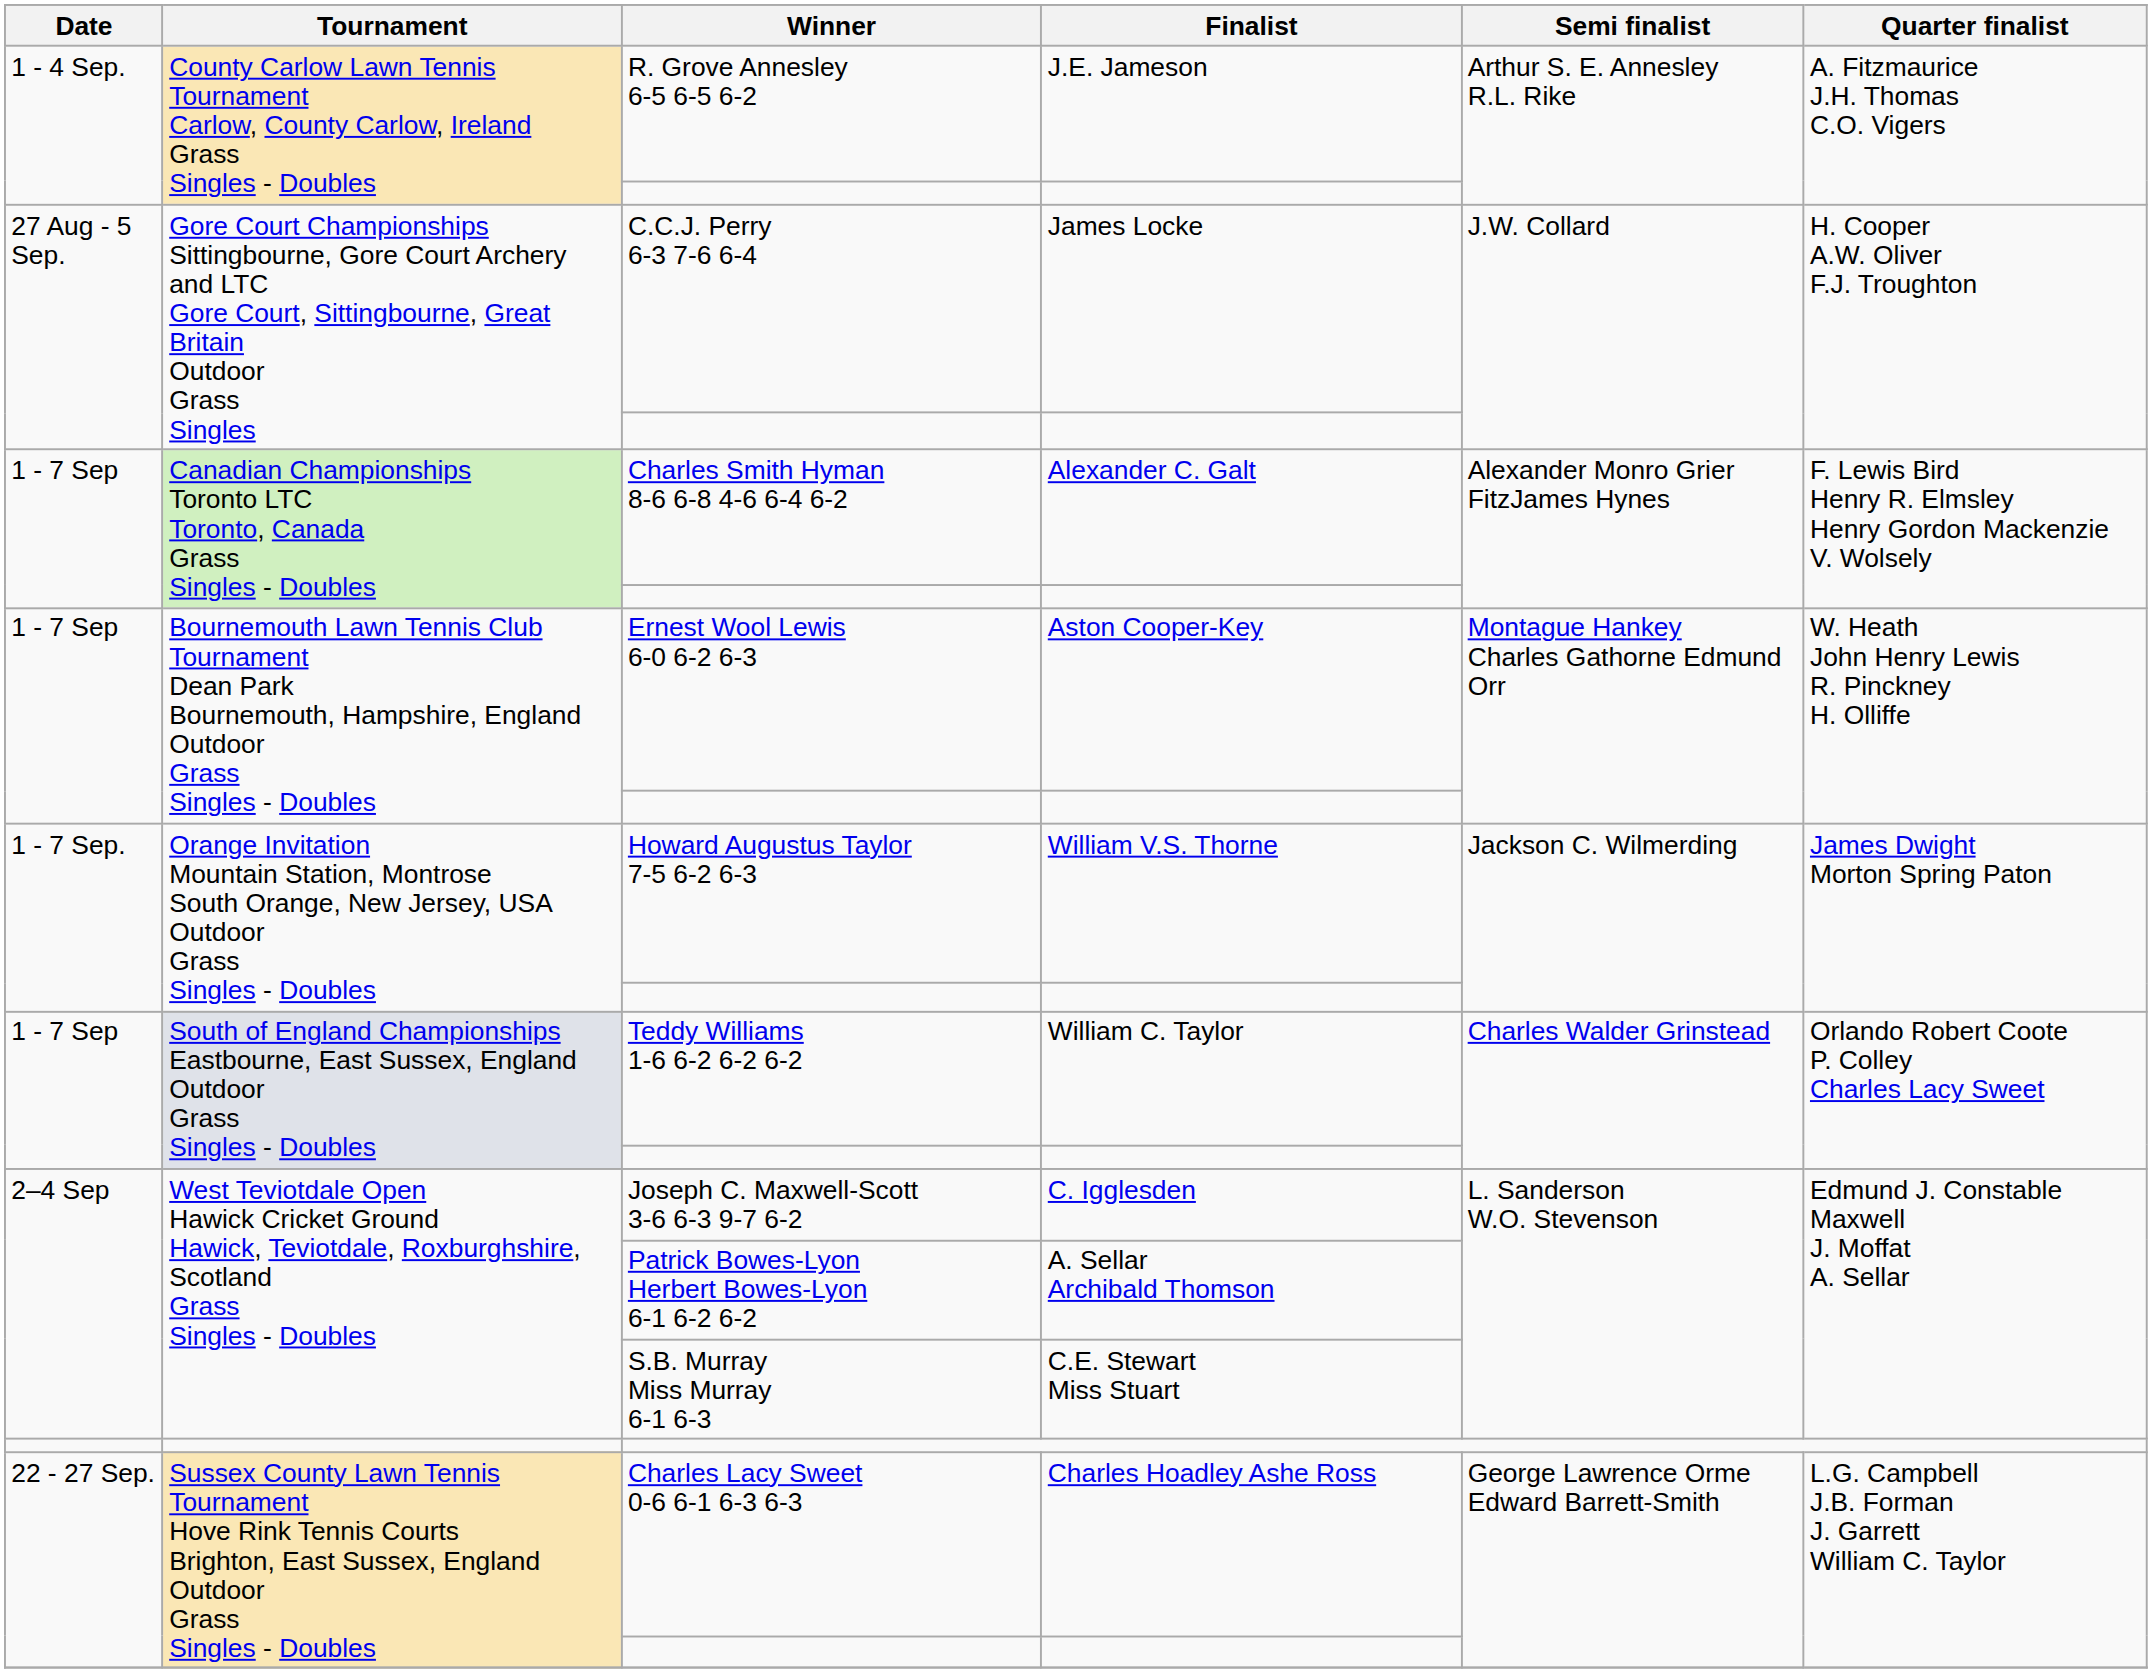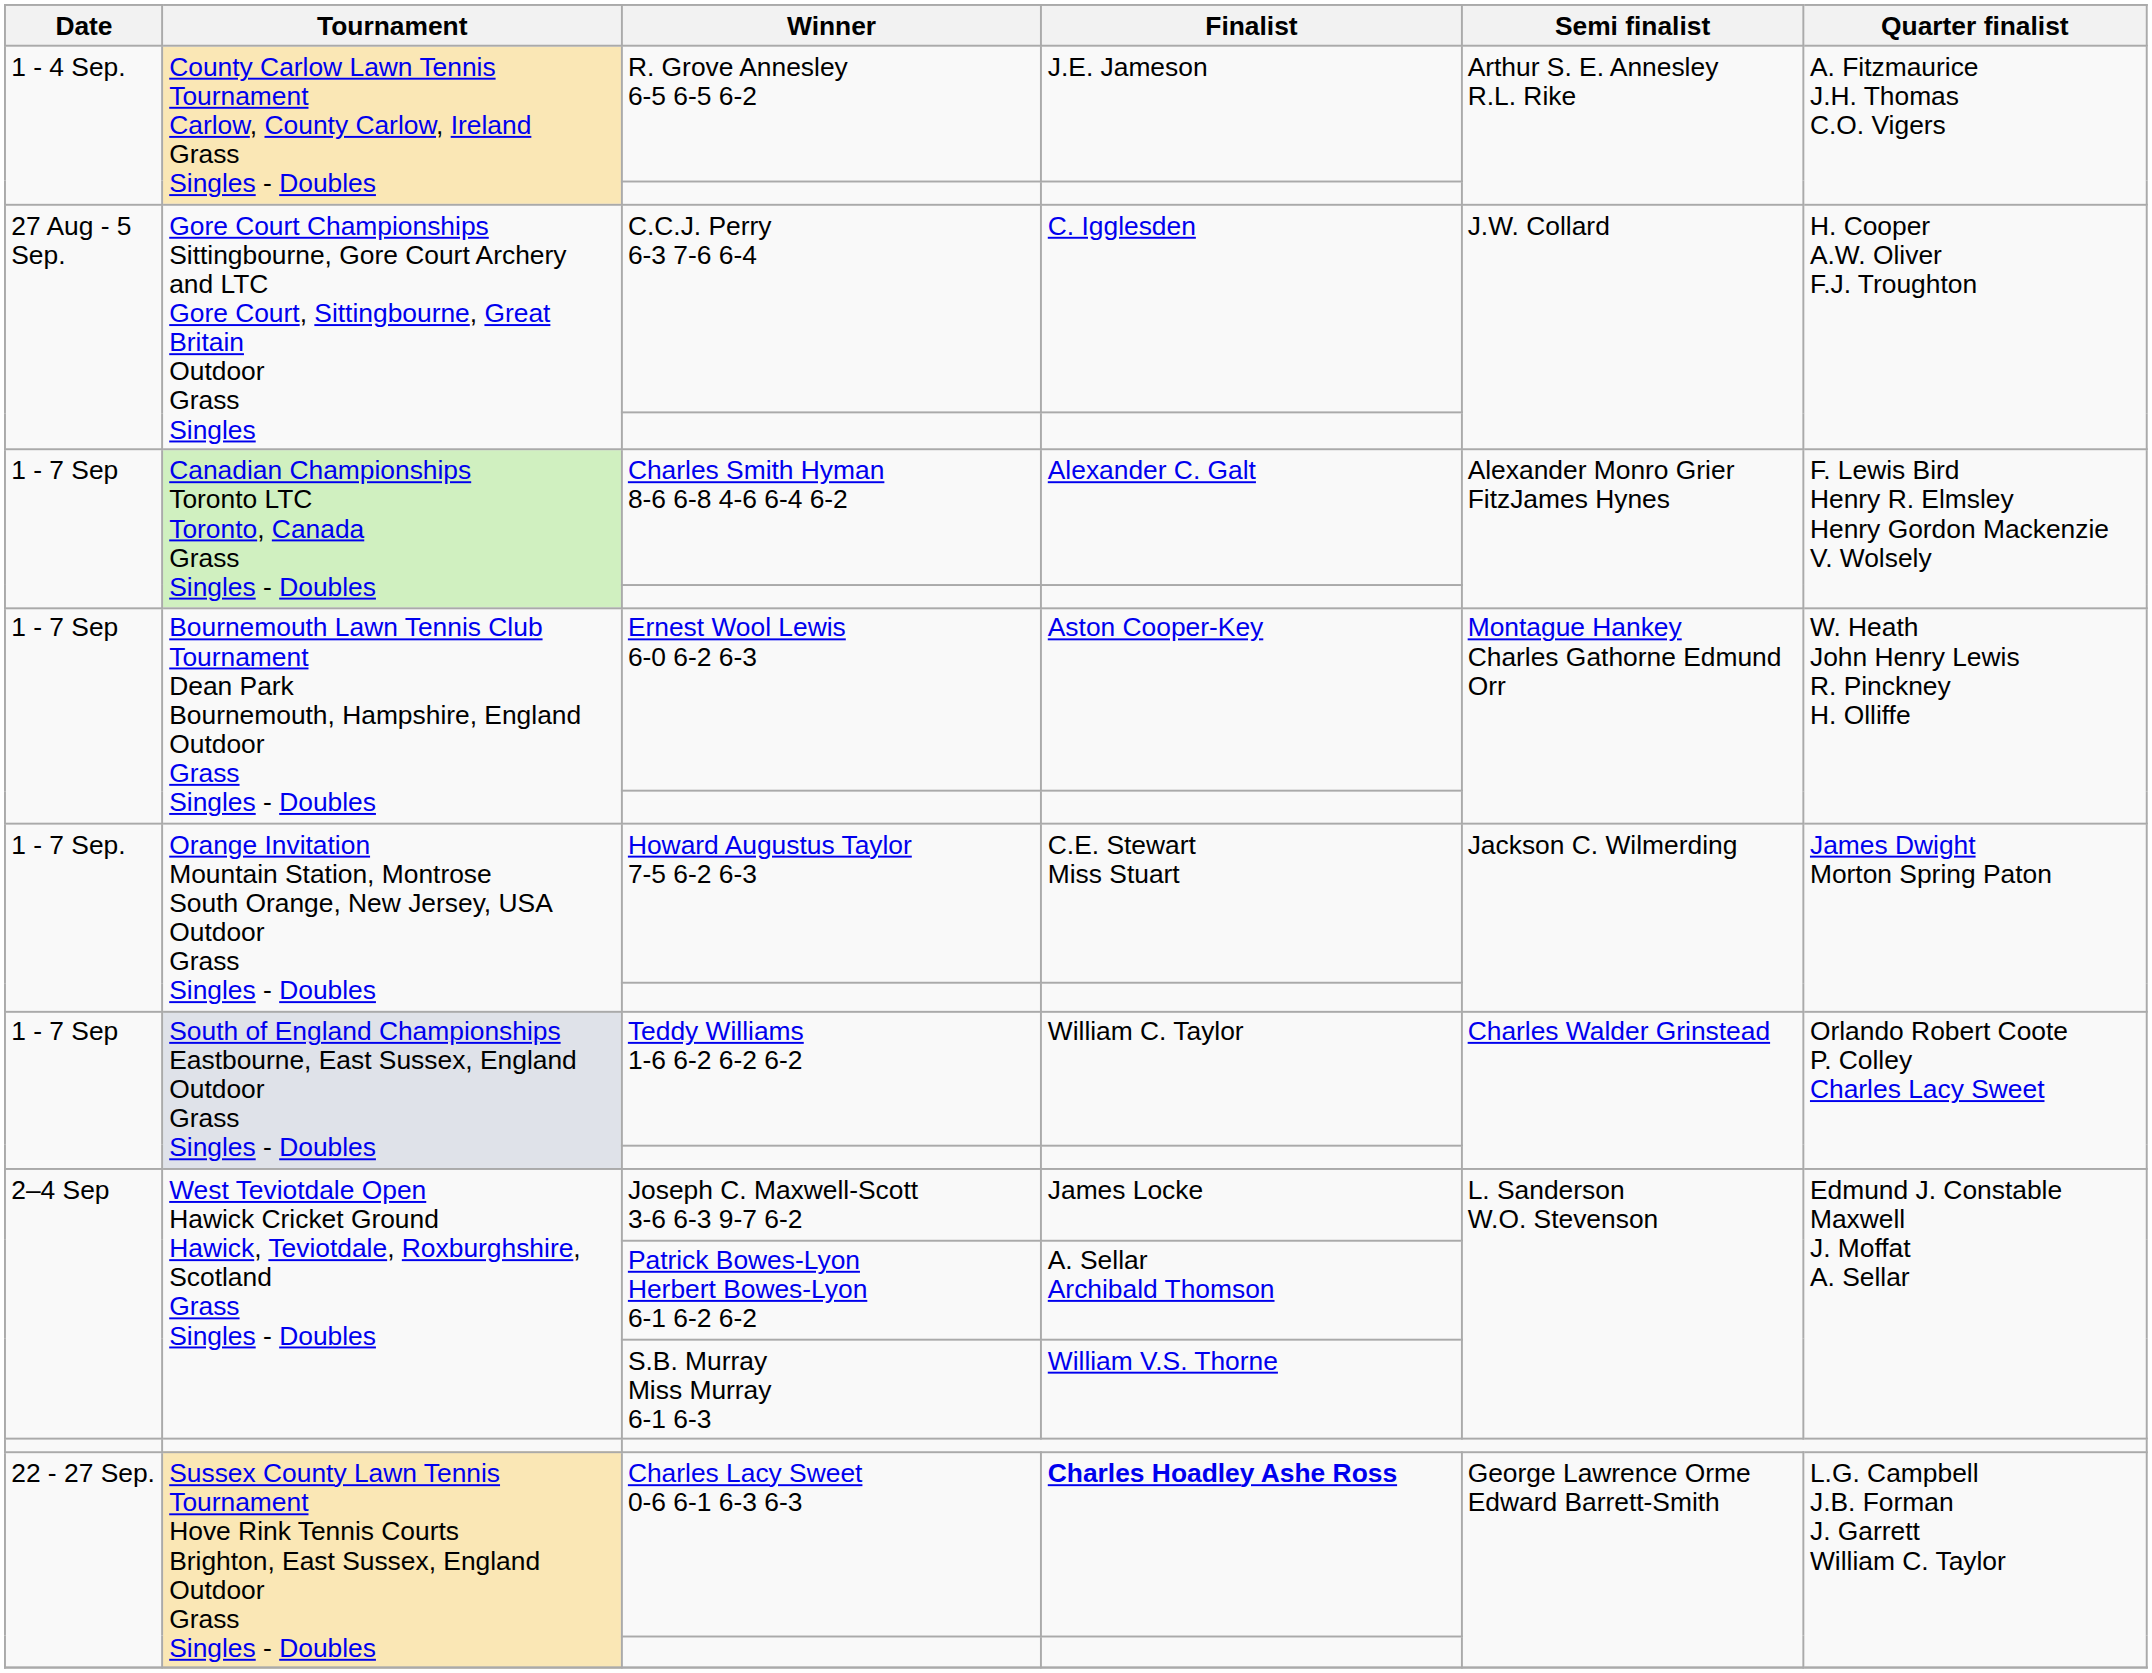(1125, 225) James Locke -> (1122, 225) C. Igglesden
(1163, 844) William V.S. Thorne -> (1122, 859) C.E. Stewart Miss Stuart
(1122, 1189) C. Igglesden -> (1125, 1189) James Locke
(1122, 1375) C.E. Stewart Miss Stuart -> (1163, 1360) William V.S. Thorne
(1212, 1472) normal -> (1222, 1472) bold
